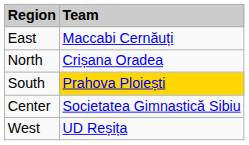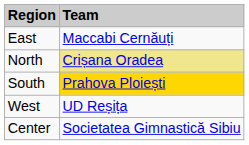(113, 60) no background -> (113, 60) khaki background
rows swapped: (29, 106) <-> (24, 128)
